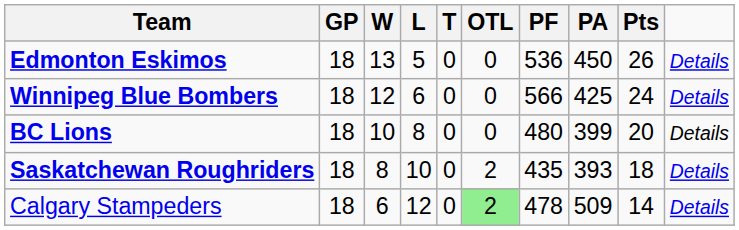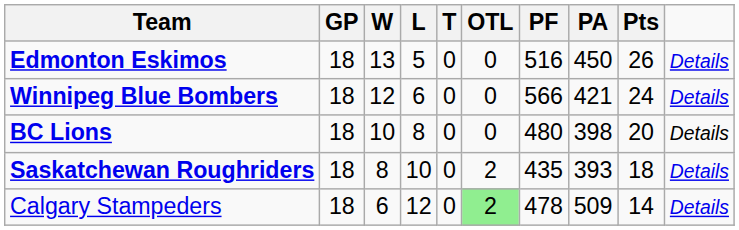(544, 59) 536 -> (544, 59) 516
(593, 96) 425 -> (593, 96) 421
(593, 133) 399 -> (593, 133) 398
